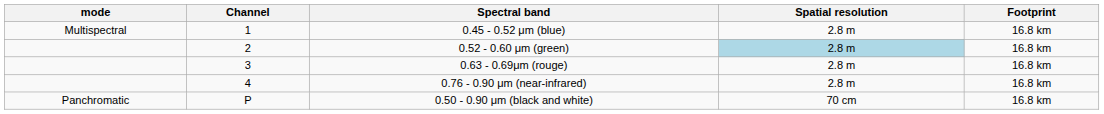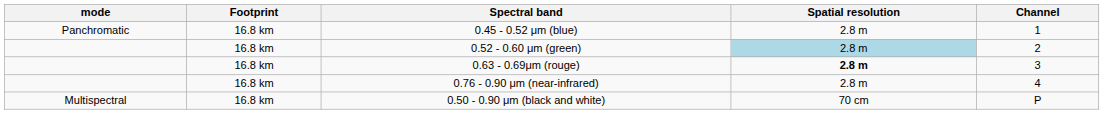columns swapped: (248, 13) <-> (1032, 13)
(96, 30) Multispectral -> (96, 30) Panchromatic
(841, 65) normal -> (854, 65) bold
(96, 100) Panchromatic -> (96, 100) Multispectral
